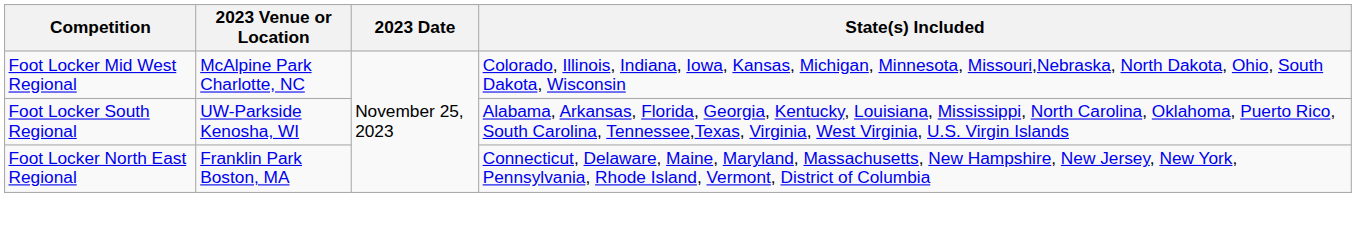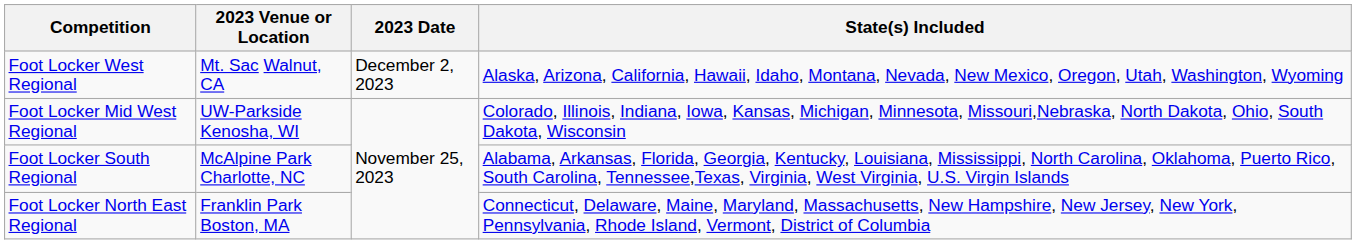+ row: (76, 74)
(256, 74) McAlpine Park Charlotte, NC -> (251, 121) UW-Parkside Kenosha, WI
(251, 121) UW-Parkside Kenosha, WI -> (256, 168) McAlpine Park Charlotte, NC
